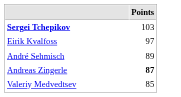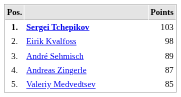+ column: (15, 12)
(150, 41) 97 -> (169, 41) 98
(150, 70) bold -> (169, 70) normal
